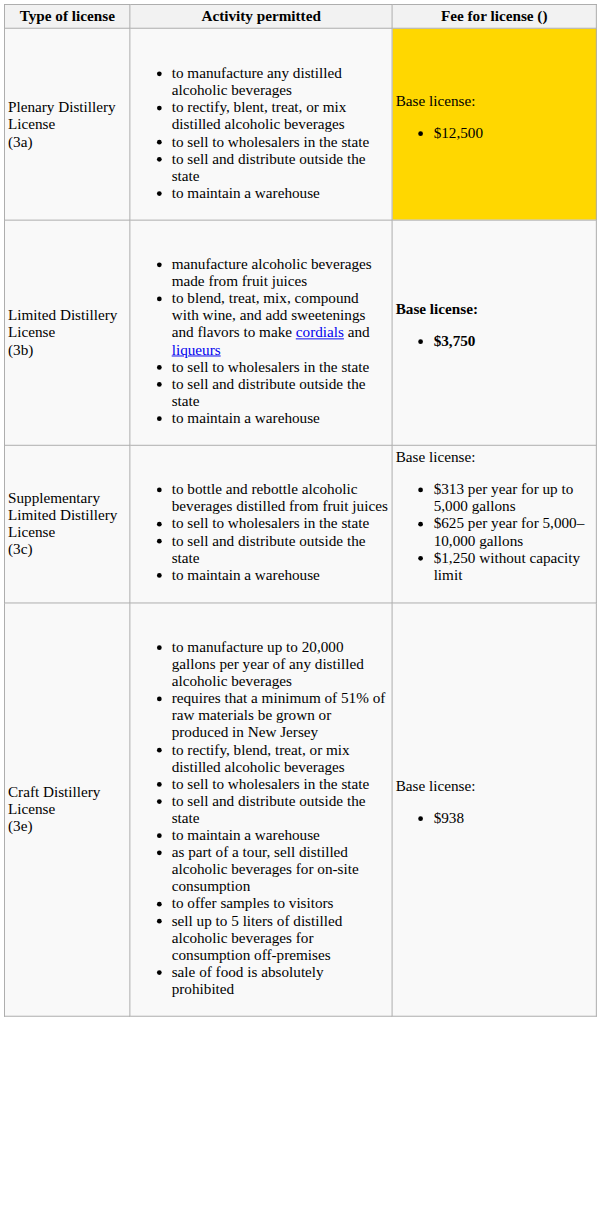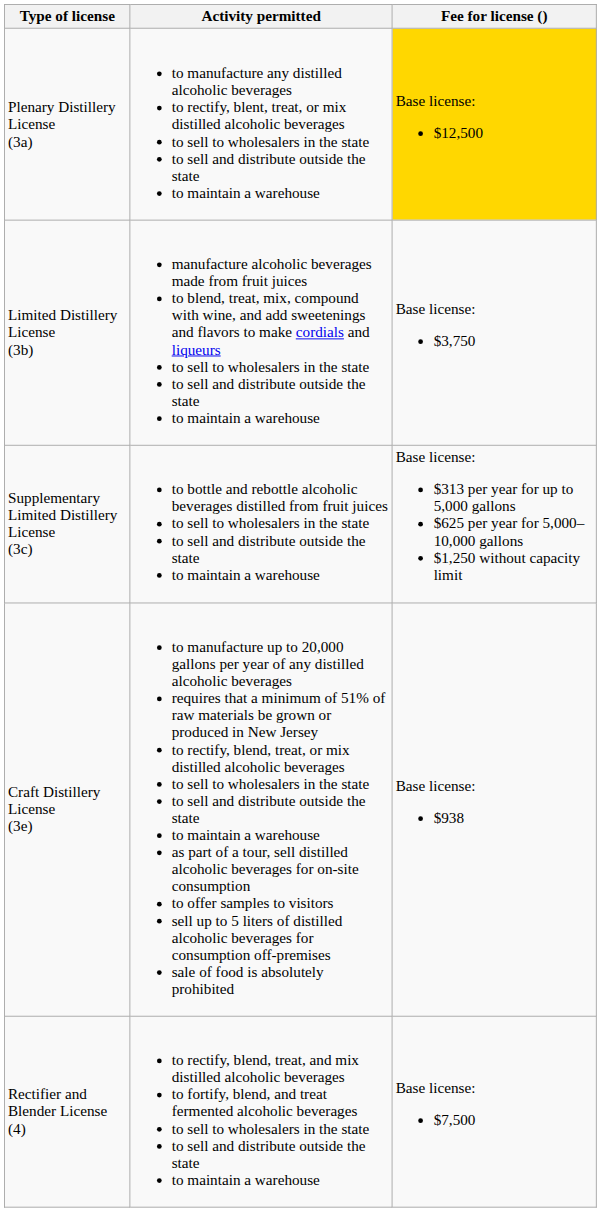(494, 325) bold -> (494, 325) normal
+ row: (58, 1111)
